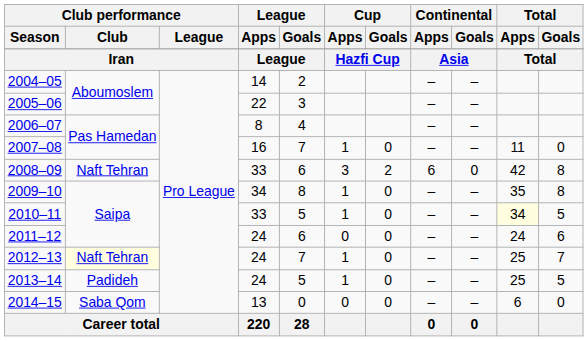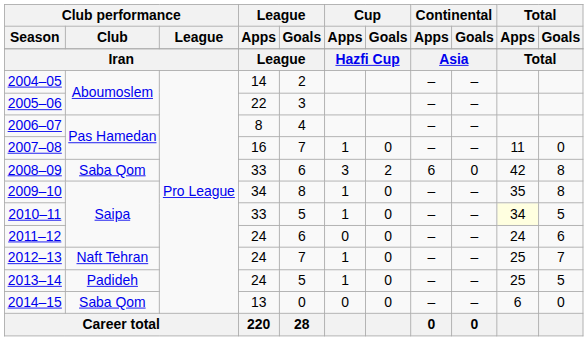(112, 170) Naft Tehran -> (112, 170) Saba Qom
(112, 258) lightyellow background -> (112, 258) no background
